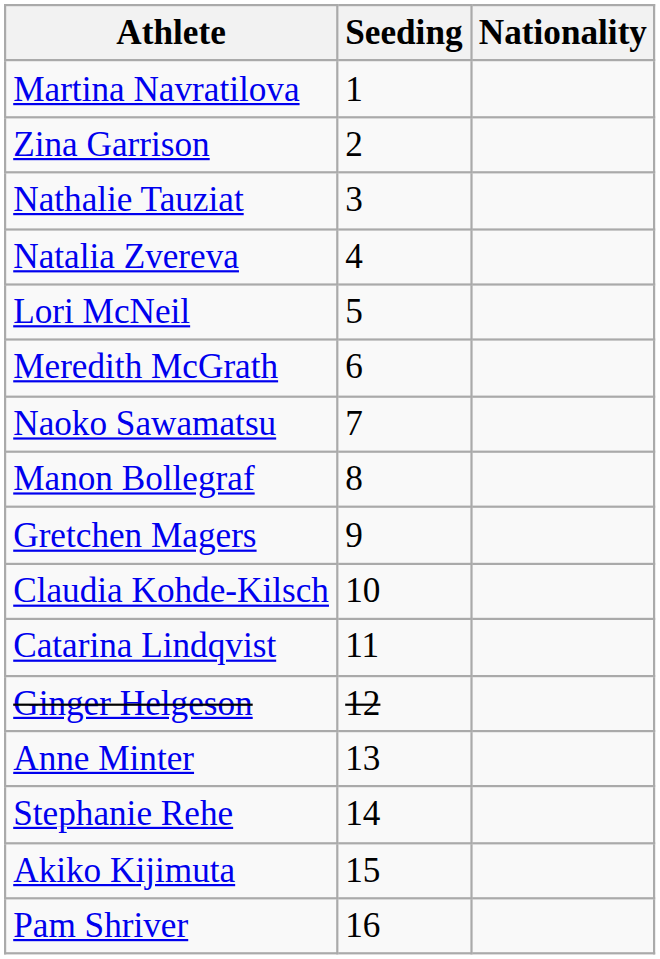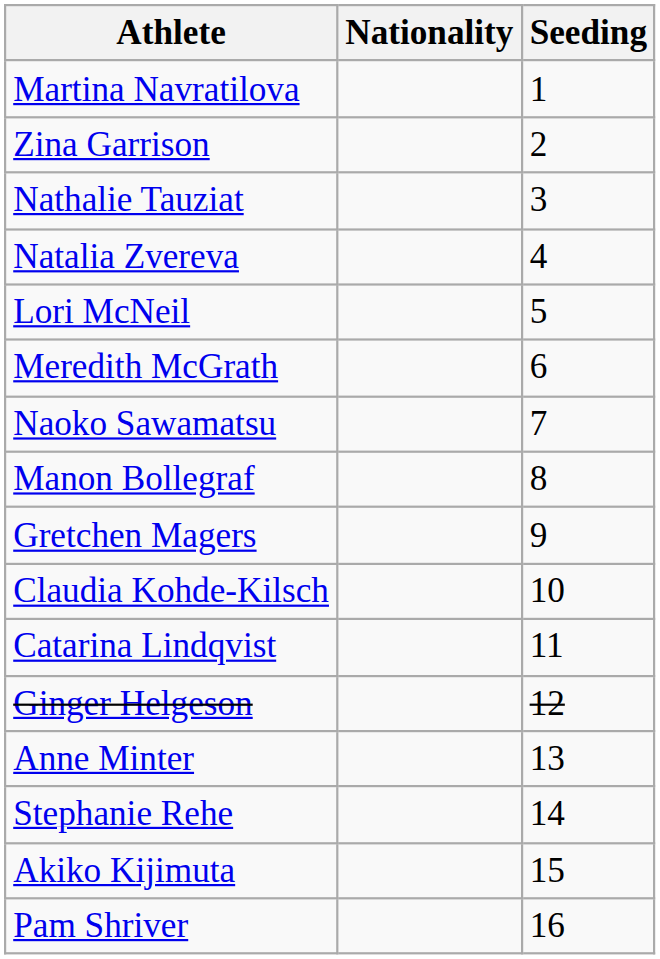columns swapped: (563, 32) <-> (404, 32)
